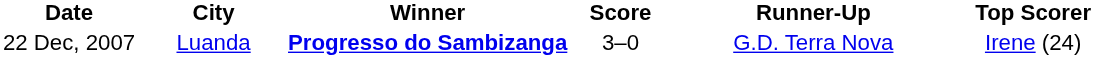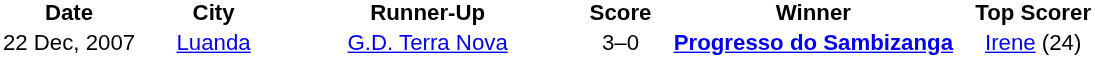columns swapped: (428, 12) <-> (813, 12)
